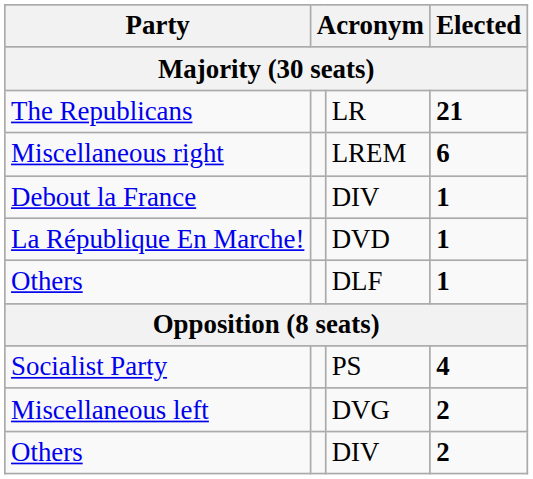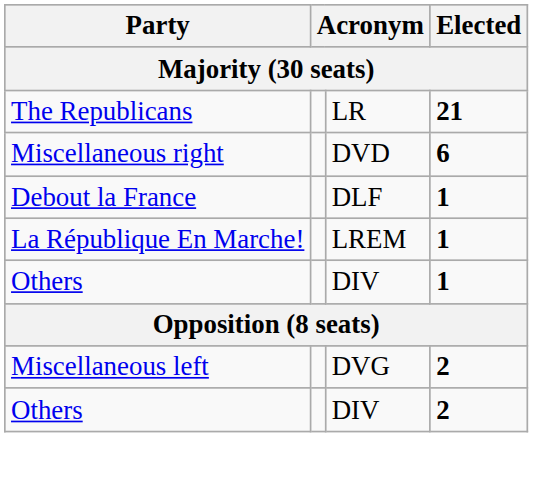(369, 153) LREM -> (361, 153) DVD
(356, 196) DIV -> (357, 196) DLF
(361, 238) DVD -> (369, 238) LREM
(357, 281) DLF -> (356, 281) DIV
- row: (89, 366)
